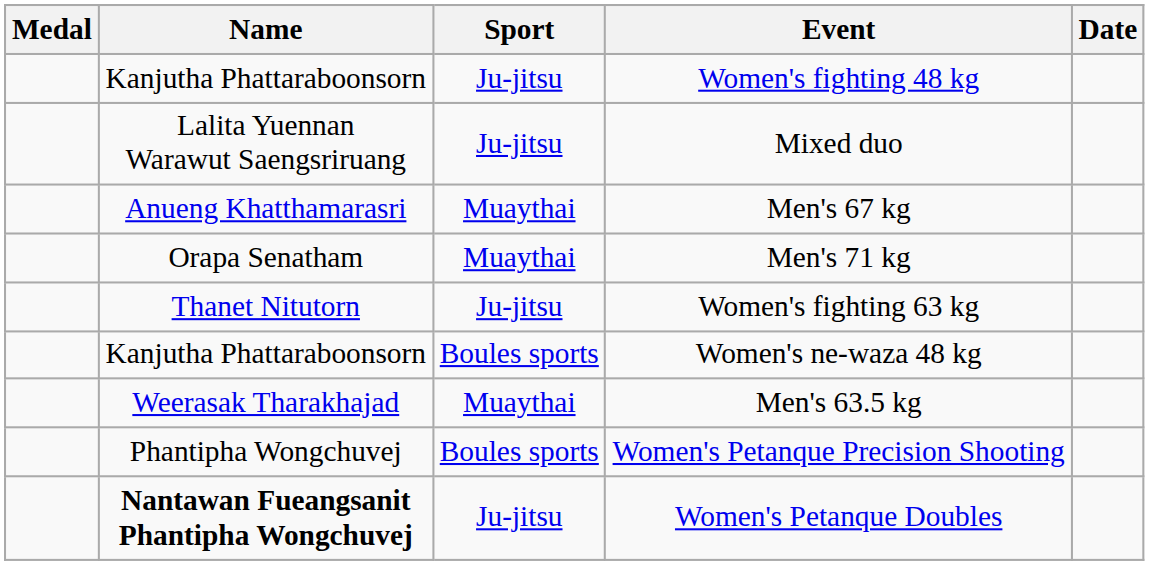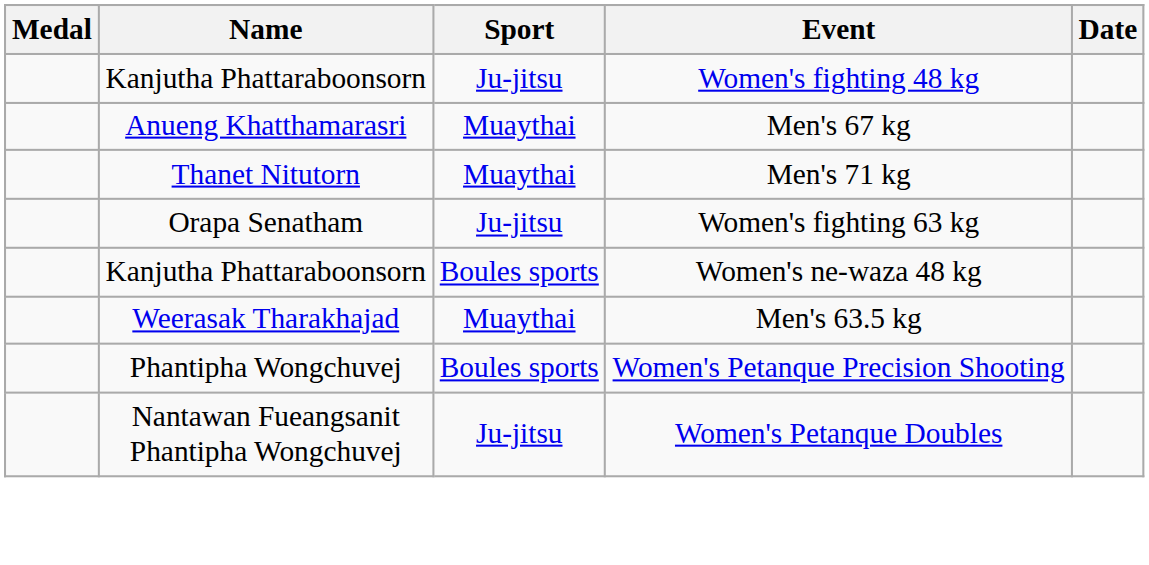- row: (839, 143)
(266, 257) Orapa Senatham -> (266, 174) Thanet Nitutorn
(266, 306) Thanet Nitutorn -> (266, 222) Orapa Senatham
(266, 517) bold -> (266, 434) normal
